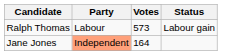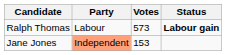(189, 27) normal -> (191, 27) bold
(141, 43) 164 -> (141, 43) 153
